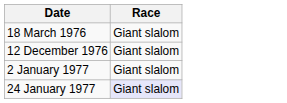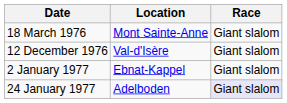+ column: (161, 13)
